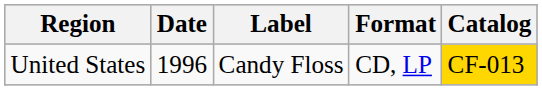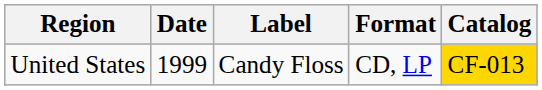(182, 64) 1996 -> (182, 64) 1999
